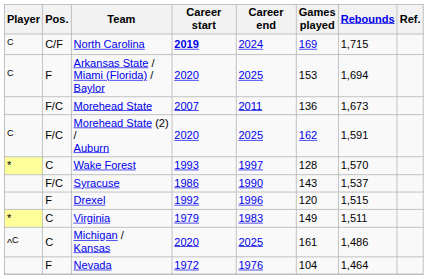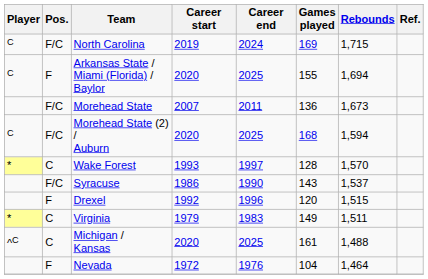(54, 44) C/F -> (54, 44) F/C
(187, 44) bold -> (187, 44) normal
(308, 76) 153 -> (308, 76) 155
(308, 135) 162 -> (308, 135) 168
(355, 135) 1,591 -> (355, 135) 1,594
(355, 242) 1,486 -> (355, 242) 1,488
